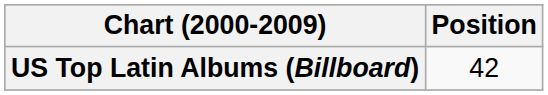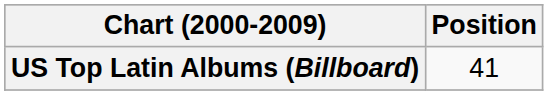(484, 68) 42 -> (484, 68) 41
